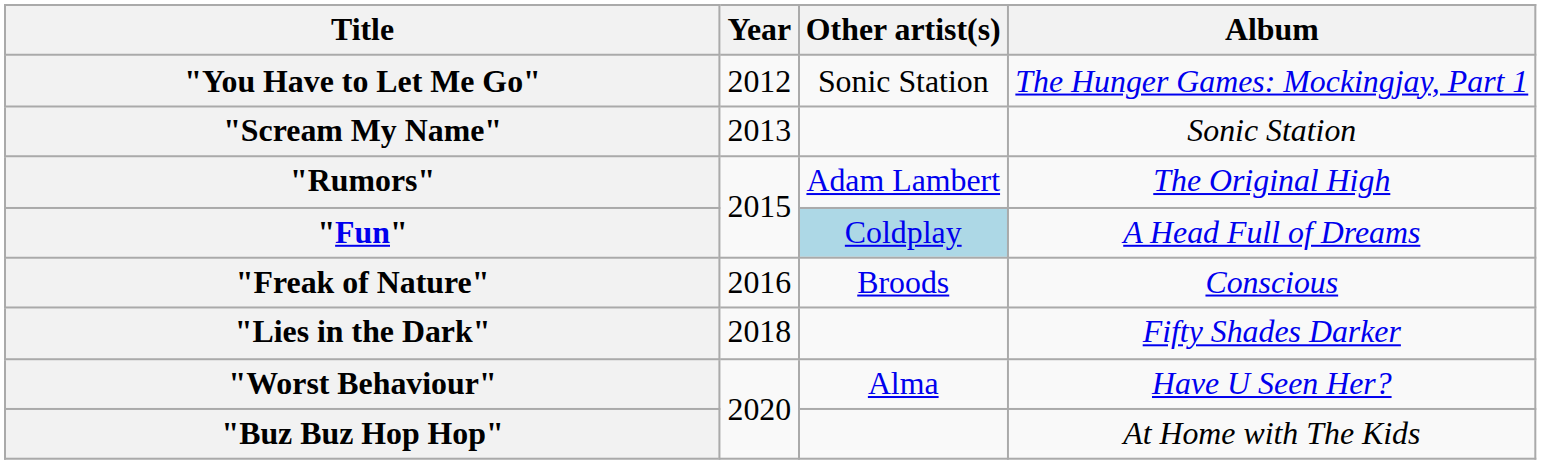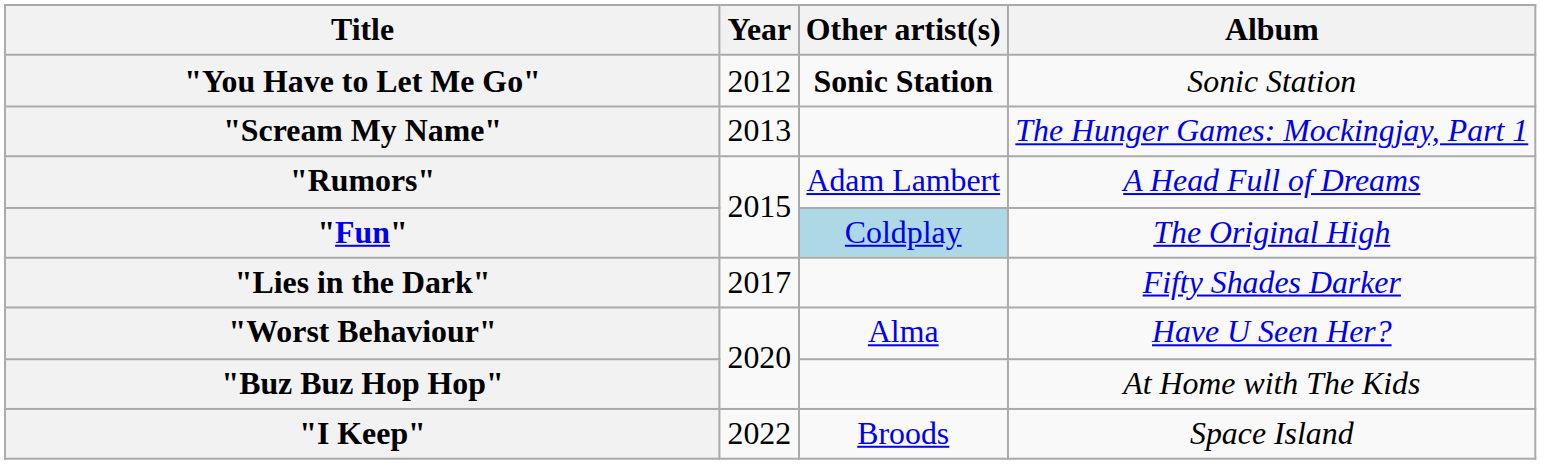(903, 80) normal -> (903, 80) bold
(1272, 80) The Hunger Games: Mockingjay, Part 1 -> (1272, 80) Sonic Station
(1272, 130) Sonic Station -> (1272, 130) The Hunger Games: Mockingjay, Part 1
(1272, 181) The Original High -> (1272, 181) A Head Full of Dreams
(1272, 231) A Head Full of Dreams -> (1272, 231) The Original High
- row: (363, 282)
(759, 332) 2018 -> (759, 282) 2017
+ row: (363, 433)
